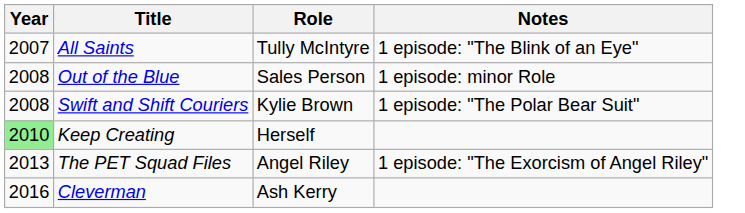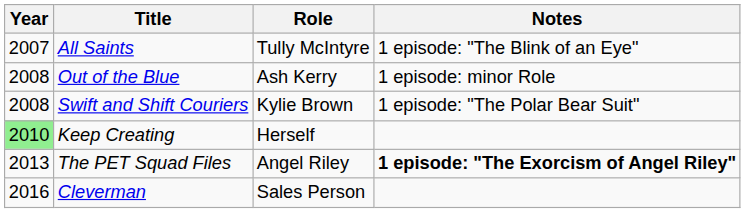(311, 76) Sales Person -> (297, 76) Ash Kerry
(543, 163) normal -> (557, 163) bold
(297, 192) Ash Kerry -> (311, 192) Sales Person
